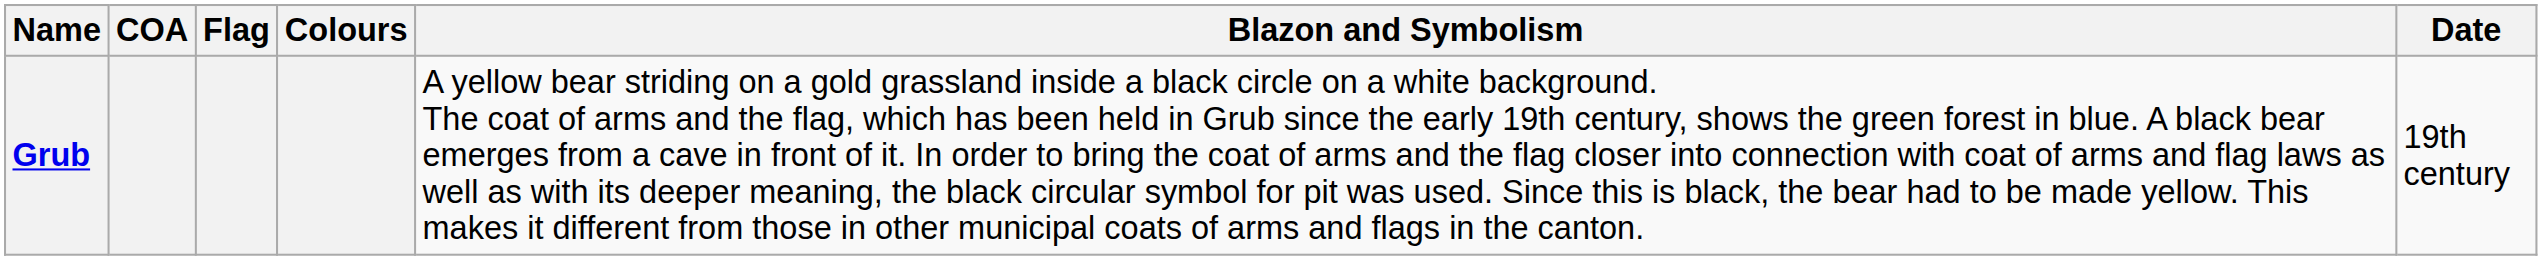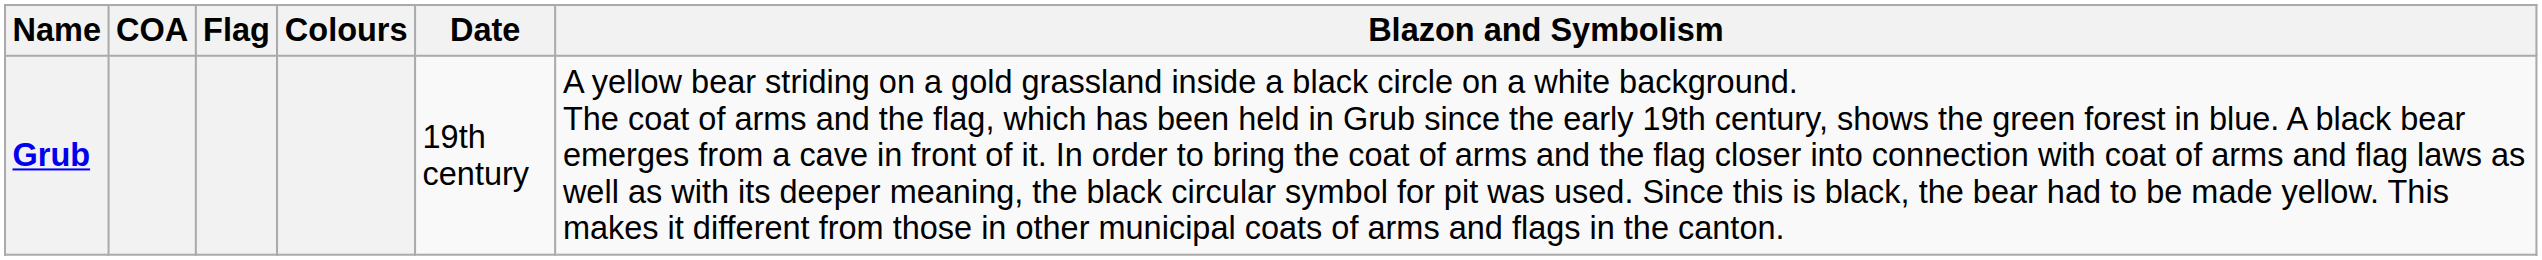columns swapped: (1406, 30) <-> (2466, 30)
